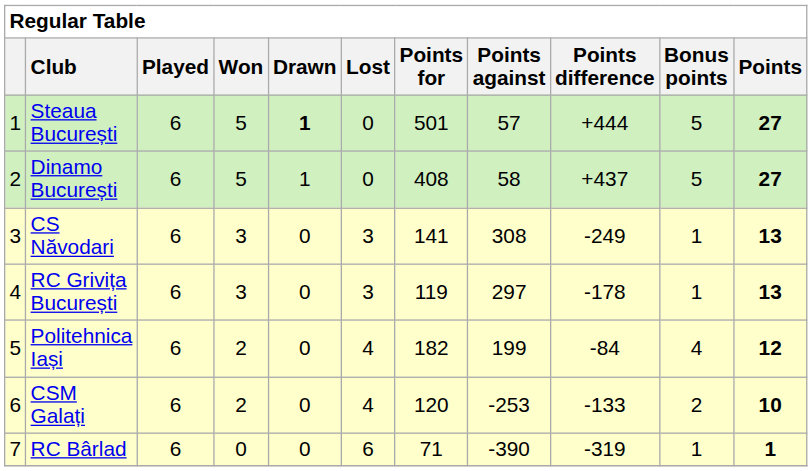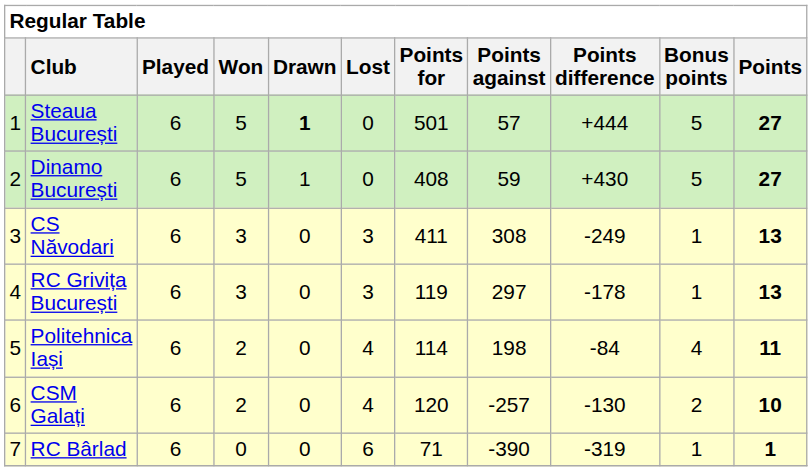(509, 179) 58 -> (509, 179) 59
(605, 179) +437 -> (605, 179) +430
(431, 235) 141 -> (431, 235) 411
(431, 348) 182 -> (431, 348) 114
(509, 348) 199 -> (509, 348) 198
(770, 348) 12 -> (770, 348) 11
(509, 404) -253 -> (509, 404) -257
(605, 404) -133 -> (605, 404) -130
